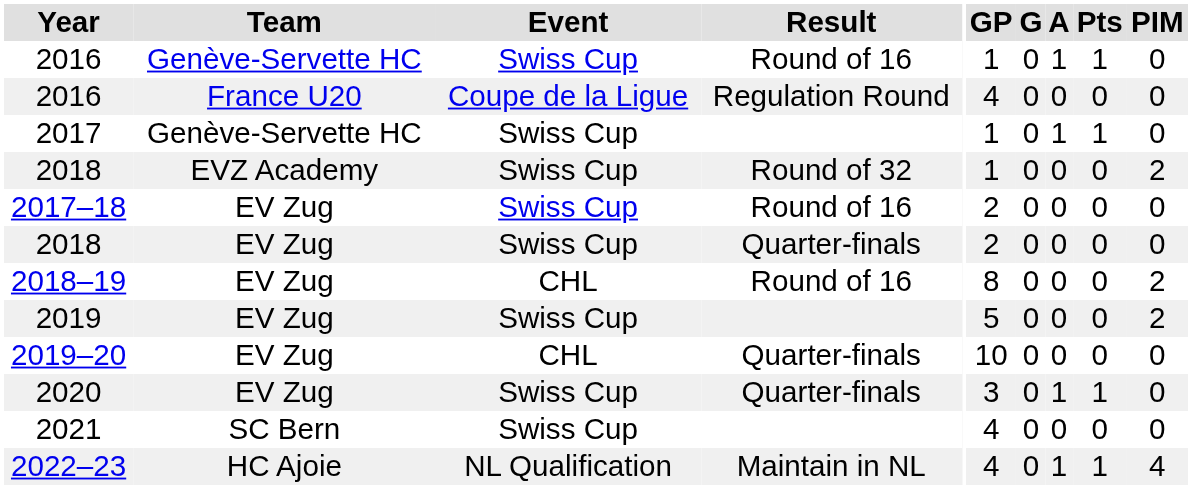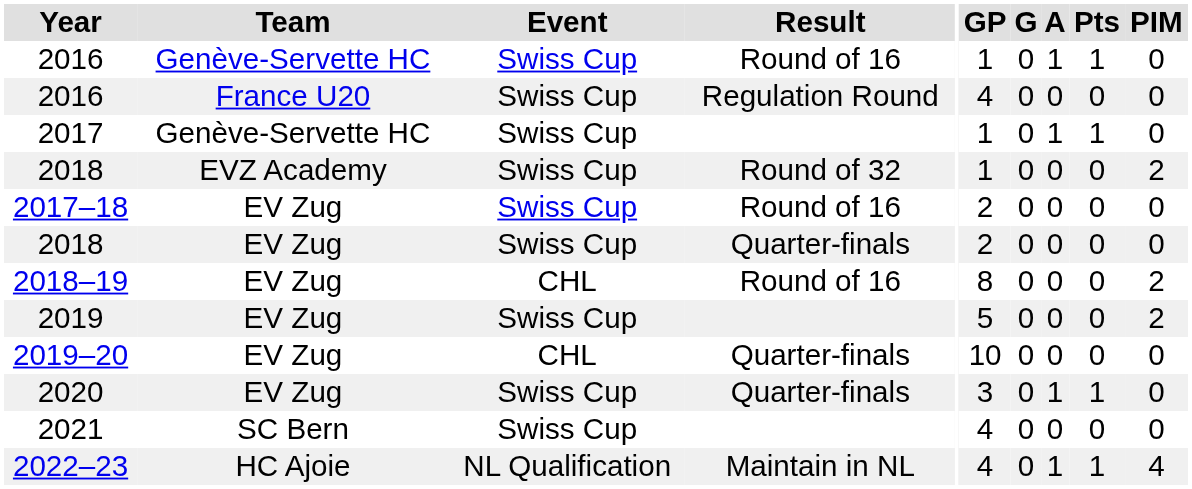(568, 96) Coupe de la Ligue -> (567, 96) Swiss Cup
